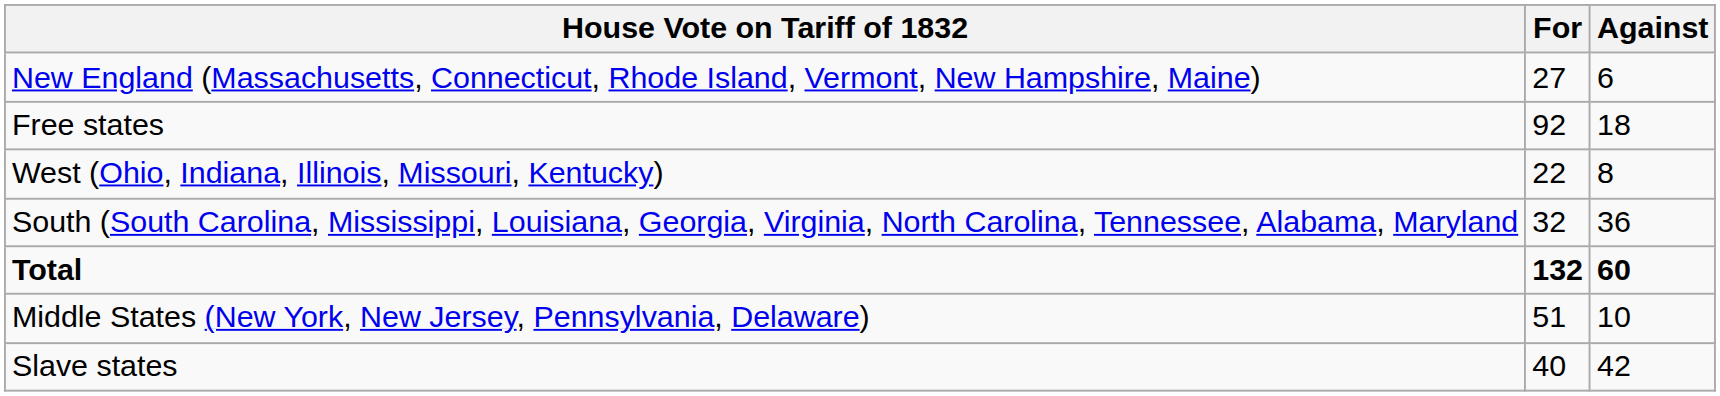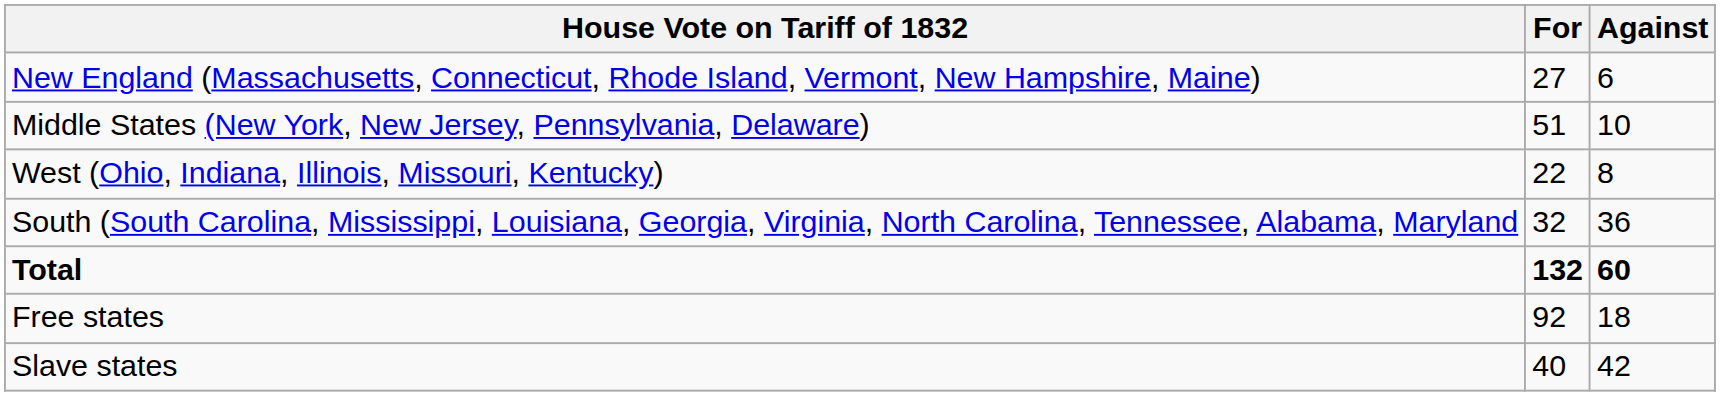rows swapped: (441, 317) <-> (88, 125)
